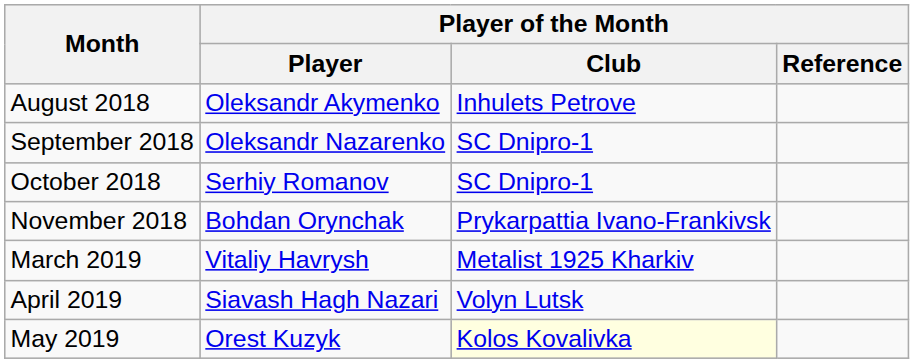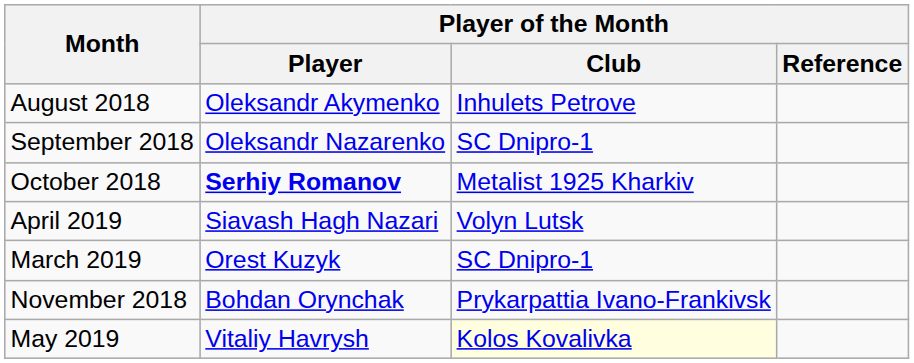(297, 181) normal -> (303, 181) bold
(525, 181) SC Dnipro-1 -> (575, 181) Metalist 1925 Kharkiv
rows swapped: (99, 220) <-> (66, 299)
(287, 260) Vitaliy Havrysh -> (273, 260) Orest Kuzyk
(575, 260) Metalist 1925 Kharkiv -> (525, 260) SC Dnipro-1
(273, 338) Orest Kuzyk -> (287, 338) Vitaliy Havrysh
